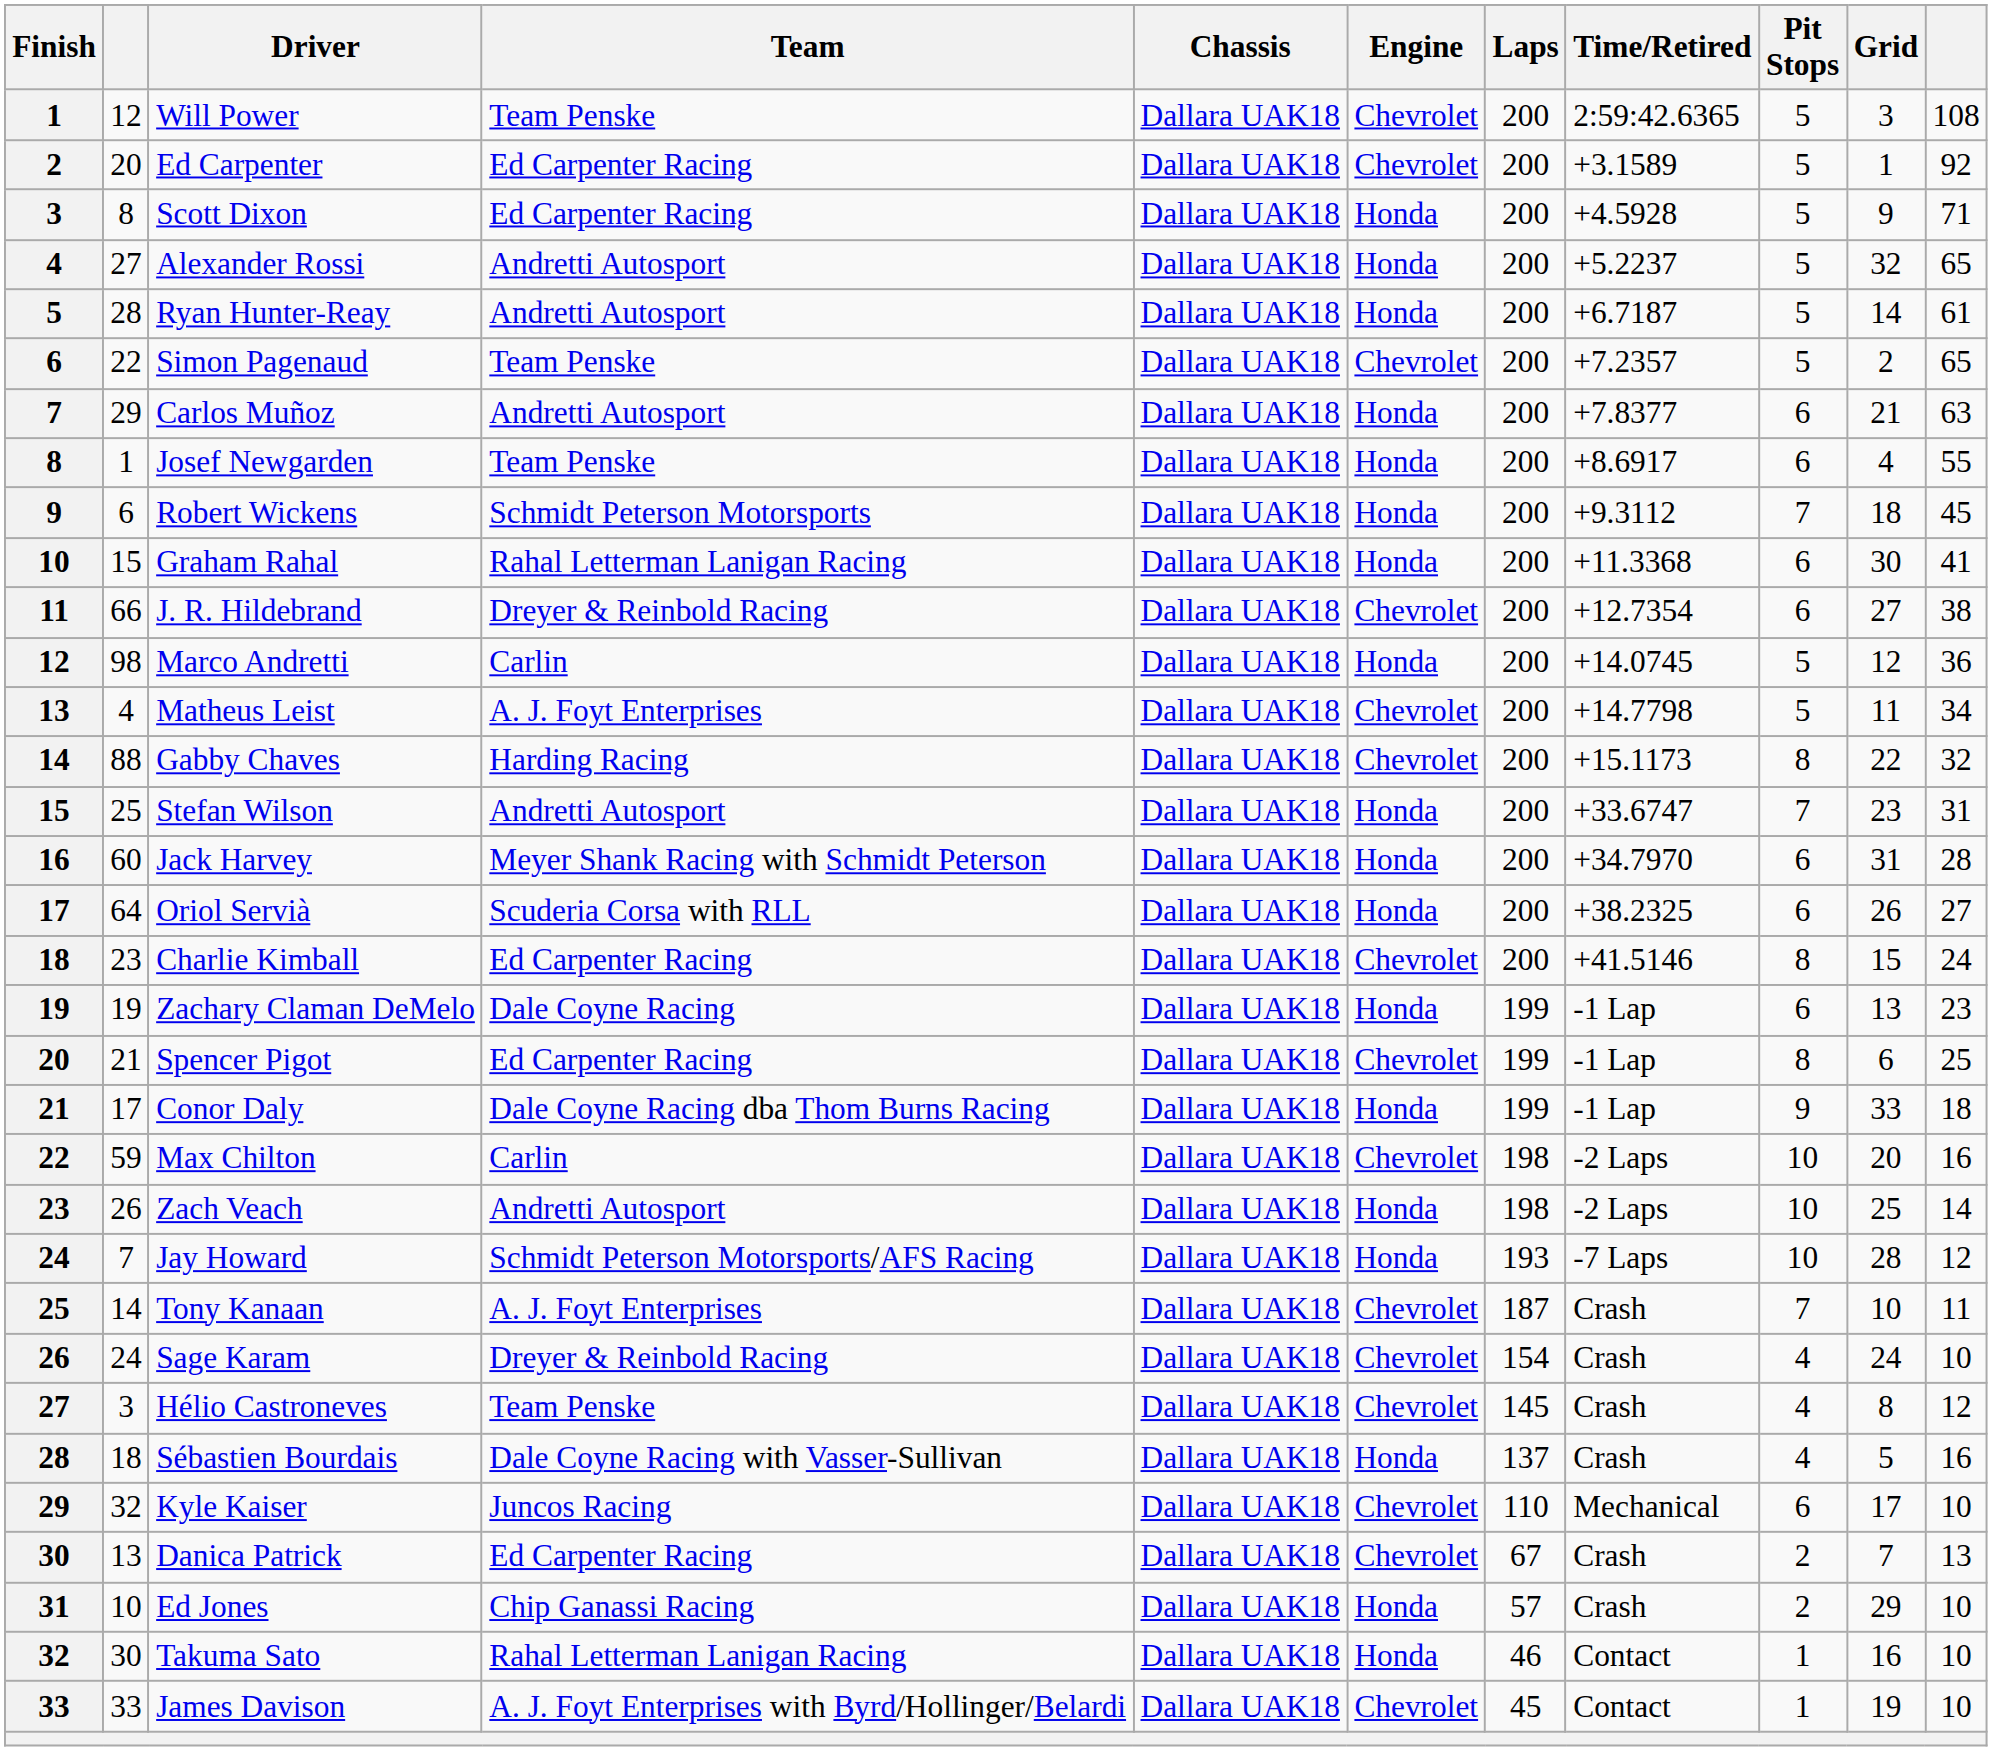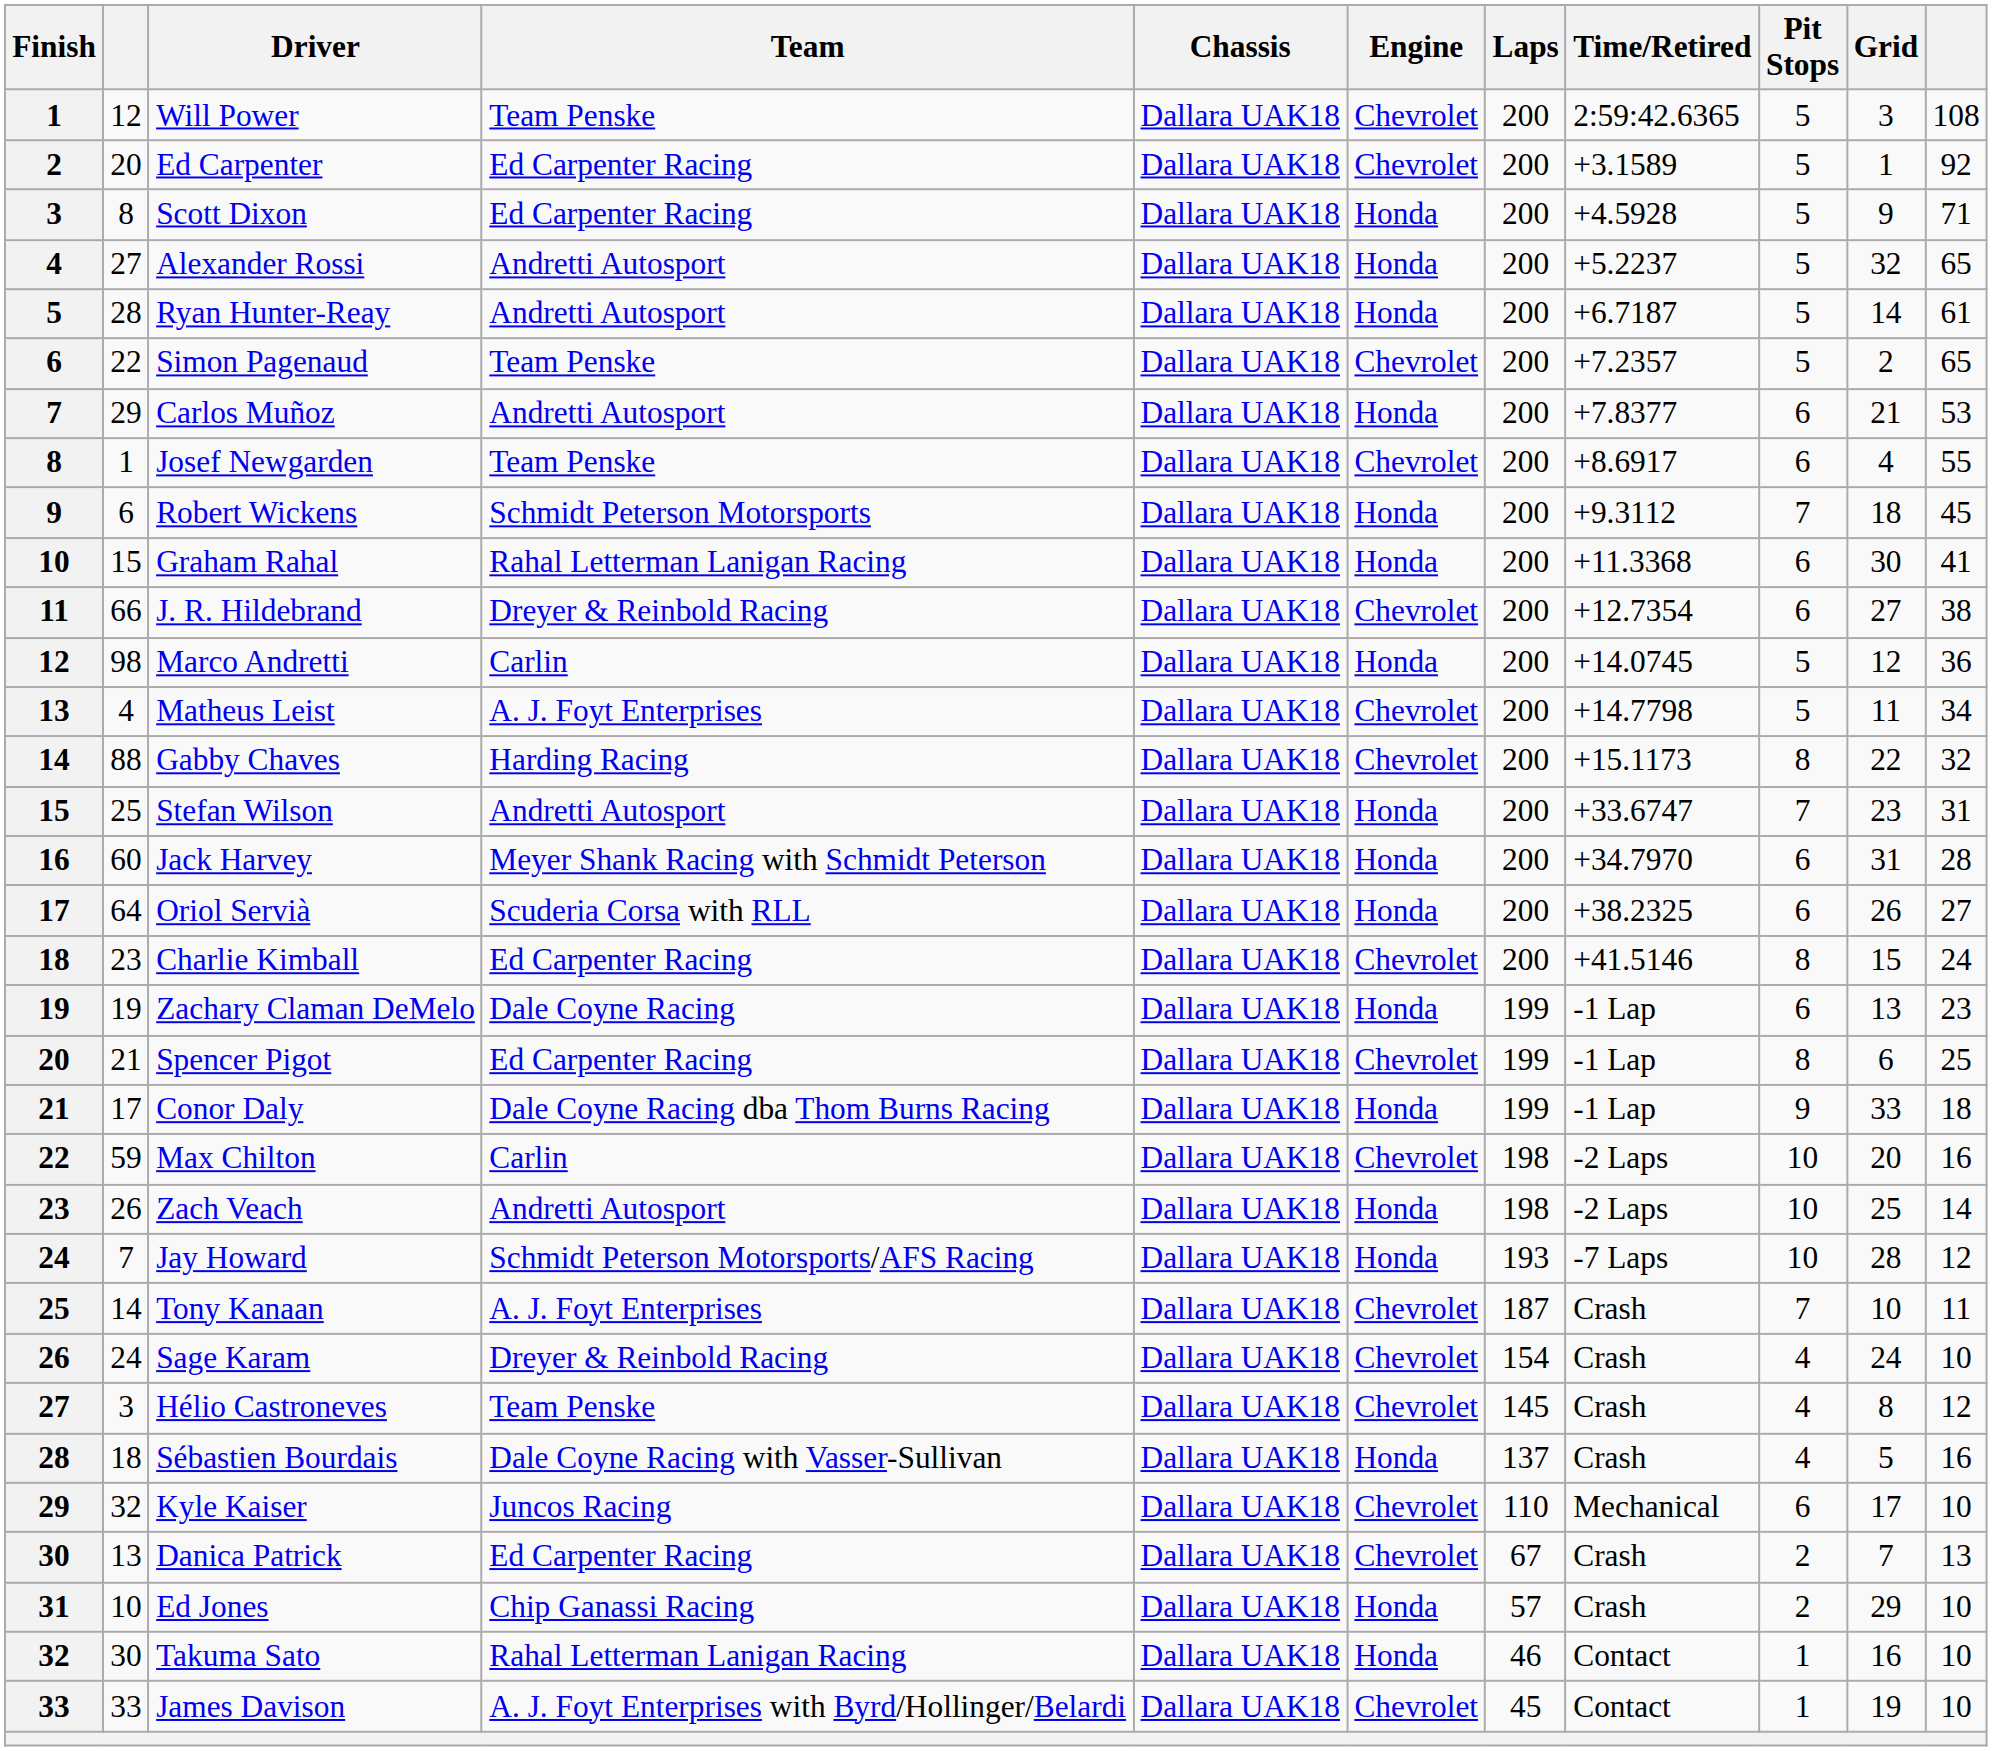(1956, 412) 63 -> (1956, 412) 53
(1396, 462) Honda -> (1416, 462) Chevrolet
